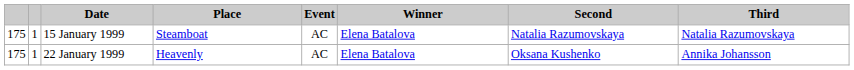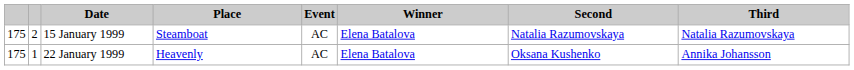(35, 34) 1 -> (35, 34) 2
